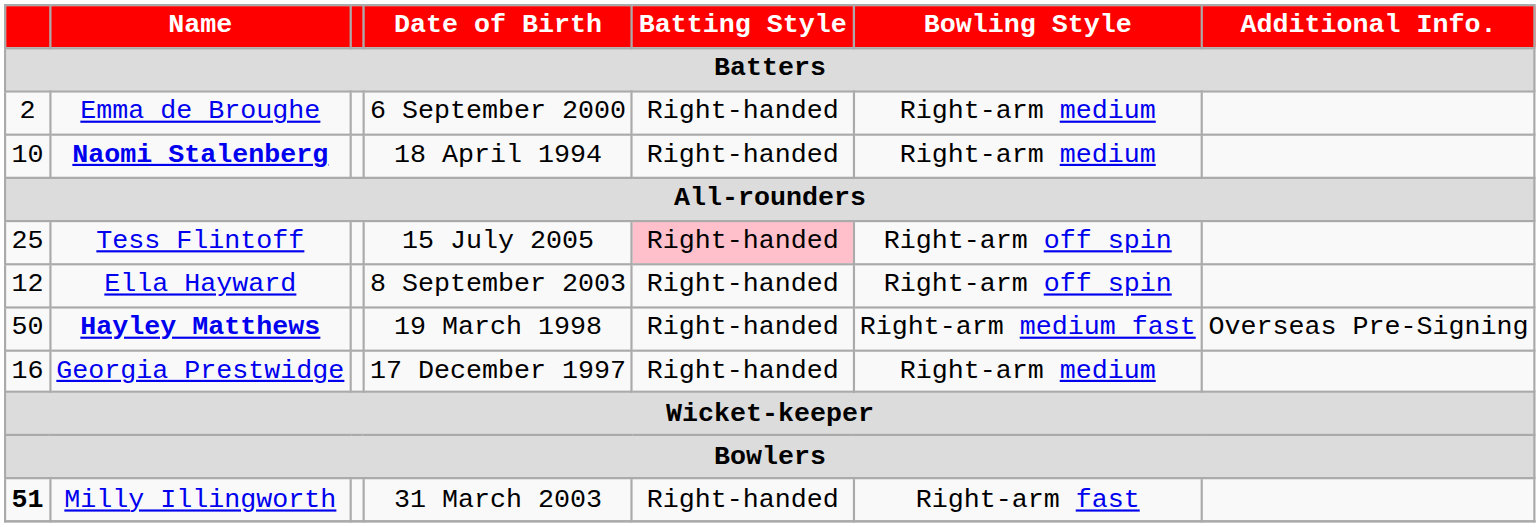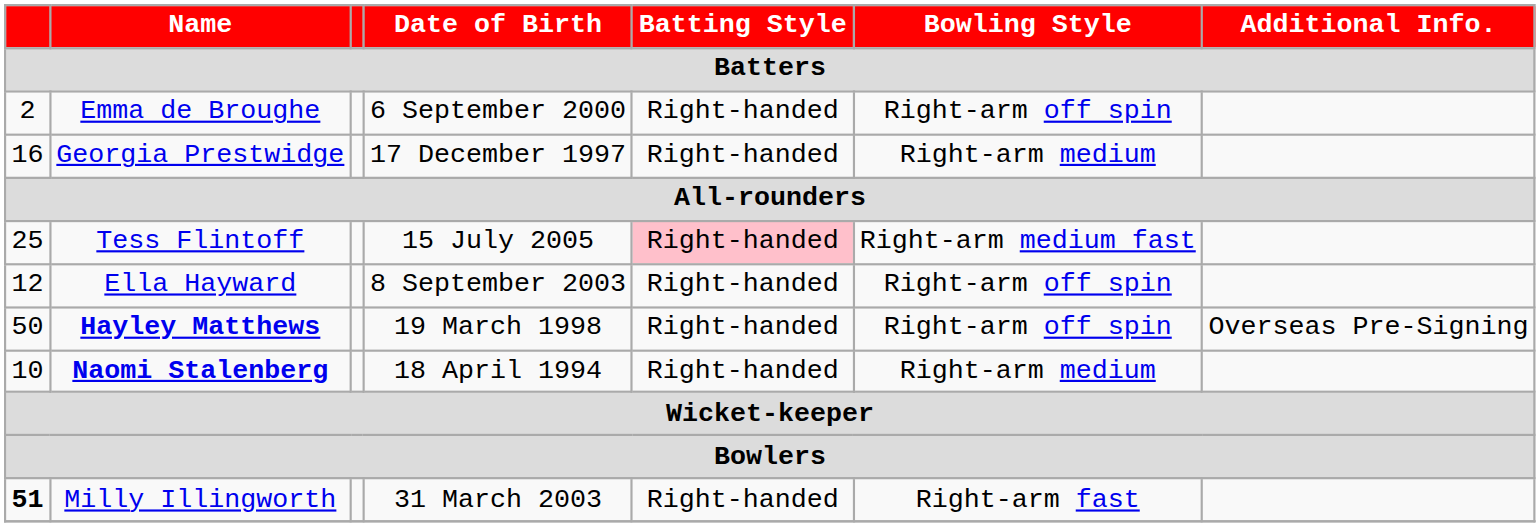(1028, 113) Right-arm medium -> (1028, 113) Right-arm off spin
rows swapped: (200, 156) <-> (200, 371)
(1028, 242) Right-arm off spin -> (1028, 242) Right-arm medium fast
(1028, 328) Right-arm medium fast -> (1028, 328) Right-arm off spin
